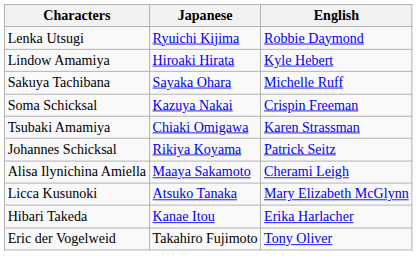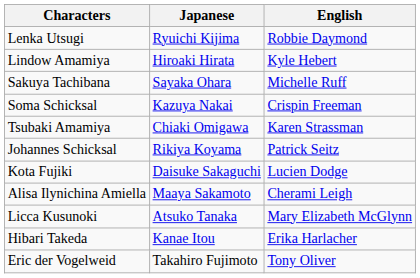+ row: (40, 171)
